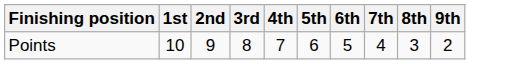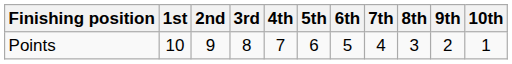+ column: (486, 18)
